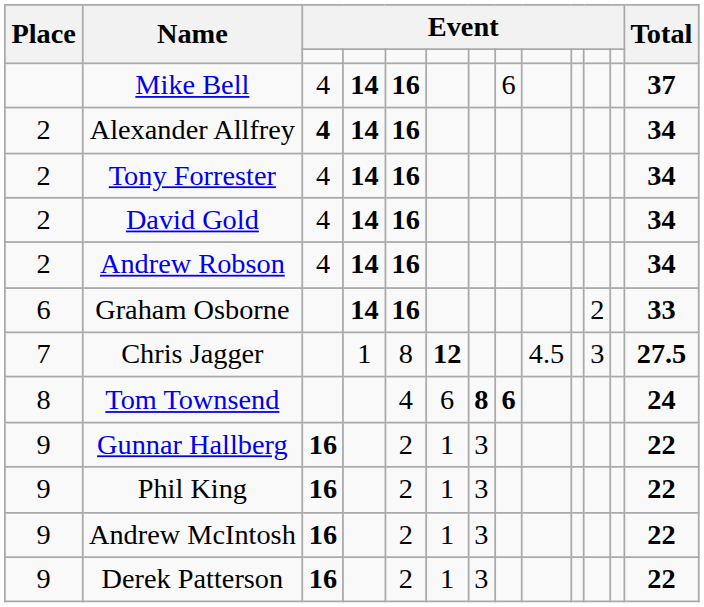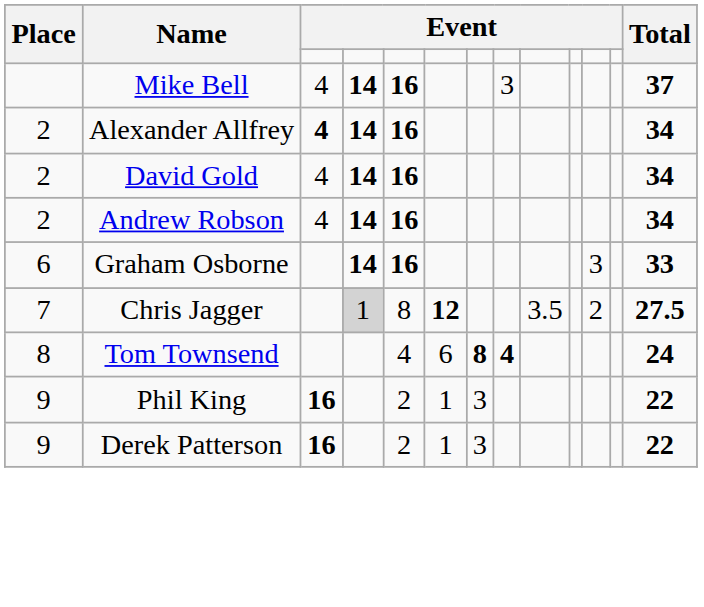(509, 84) 6 -> (507, 84) 3
- row: (192, 174)
(597, 309) 2 -> (596, 264) 3
(364, 354) no background -> (363, 309) lightgrey background
(546, 354) 4.5 -> (545, 309) 3.5
(597, 354) 3 -> (596, 309) 2
(509, 399) 6 -> (507, 354) 4
- row: (192, 444)
- row: (192, 534)
